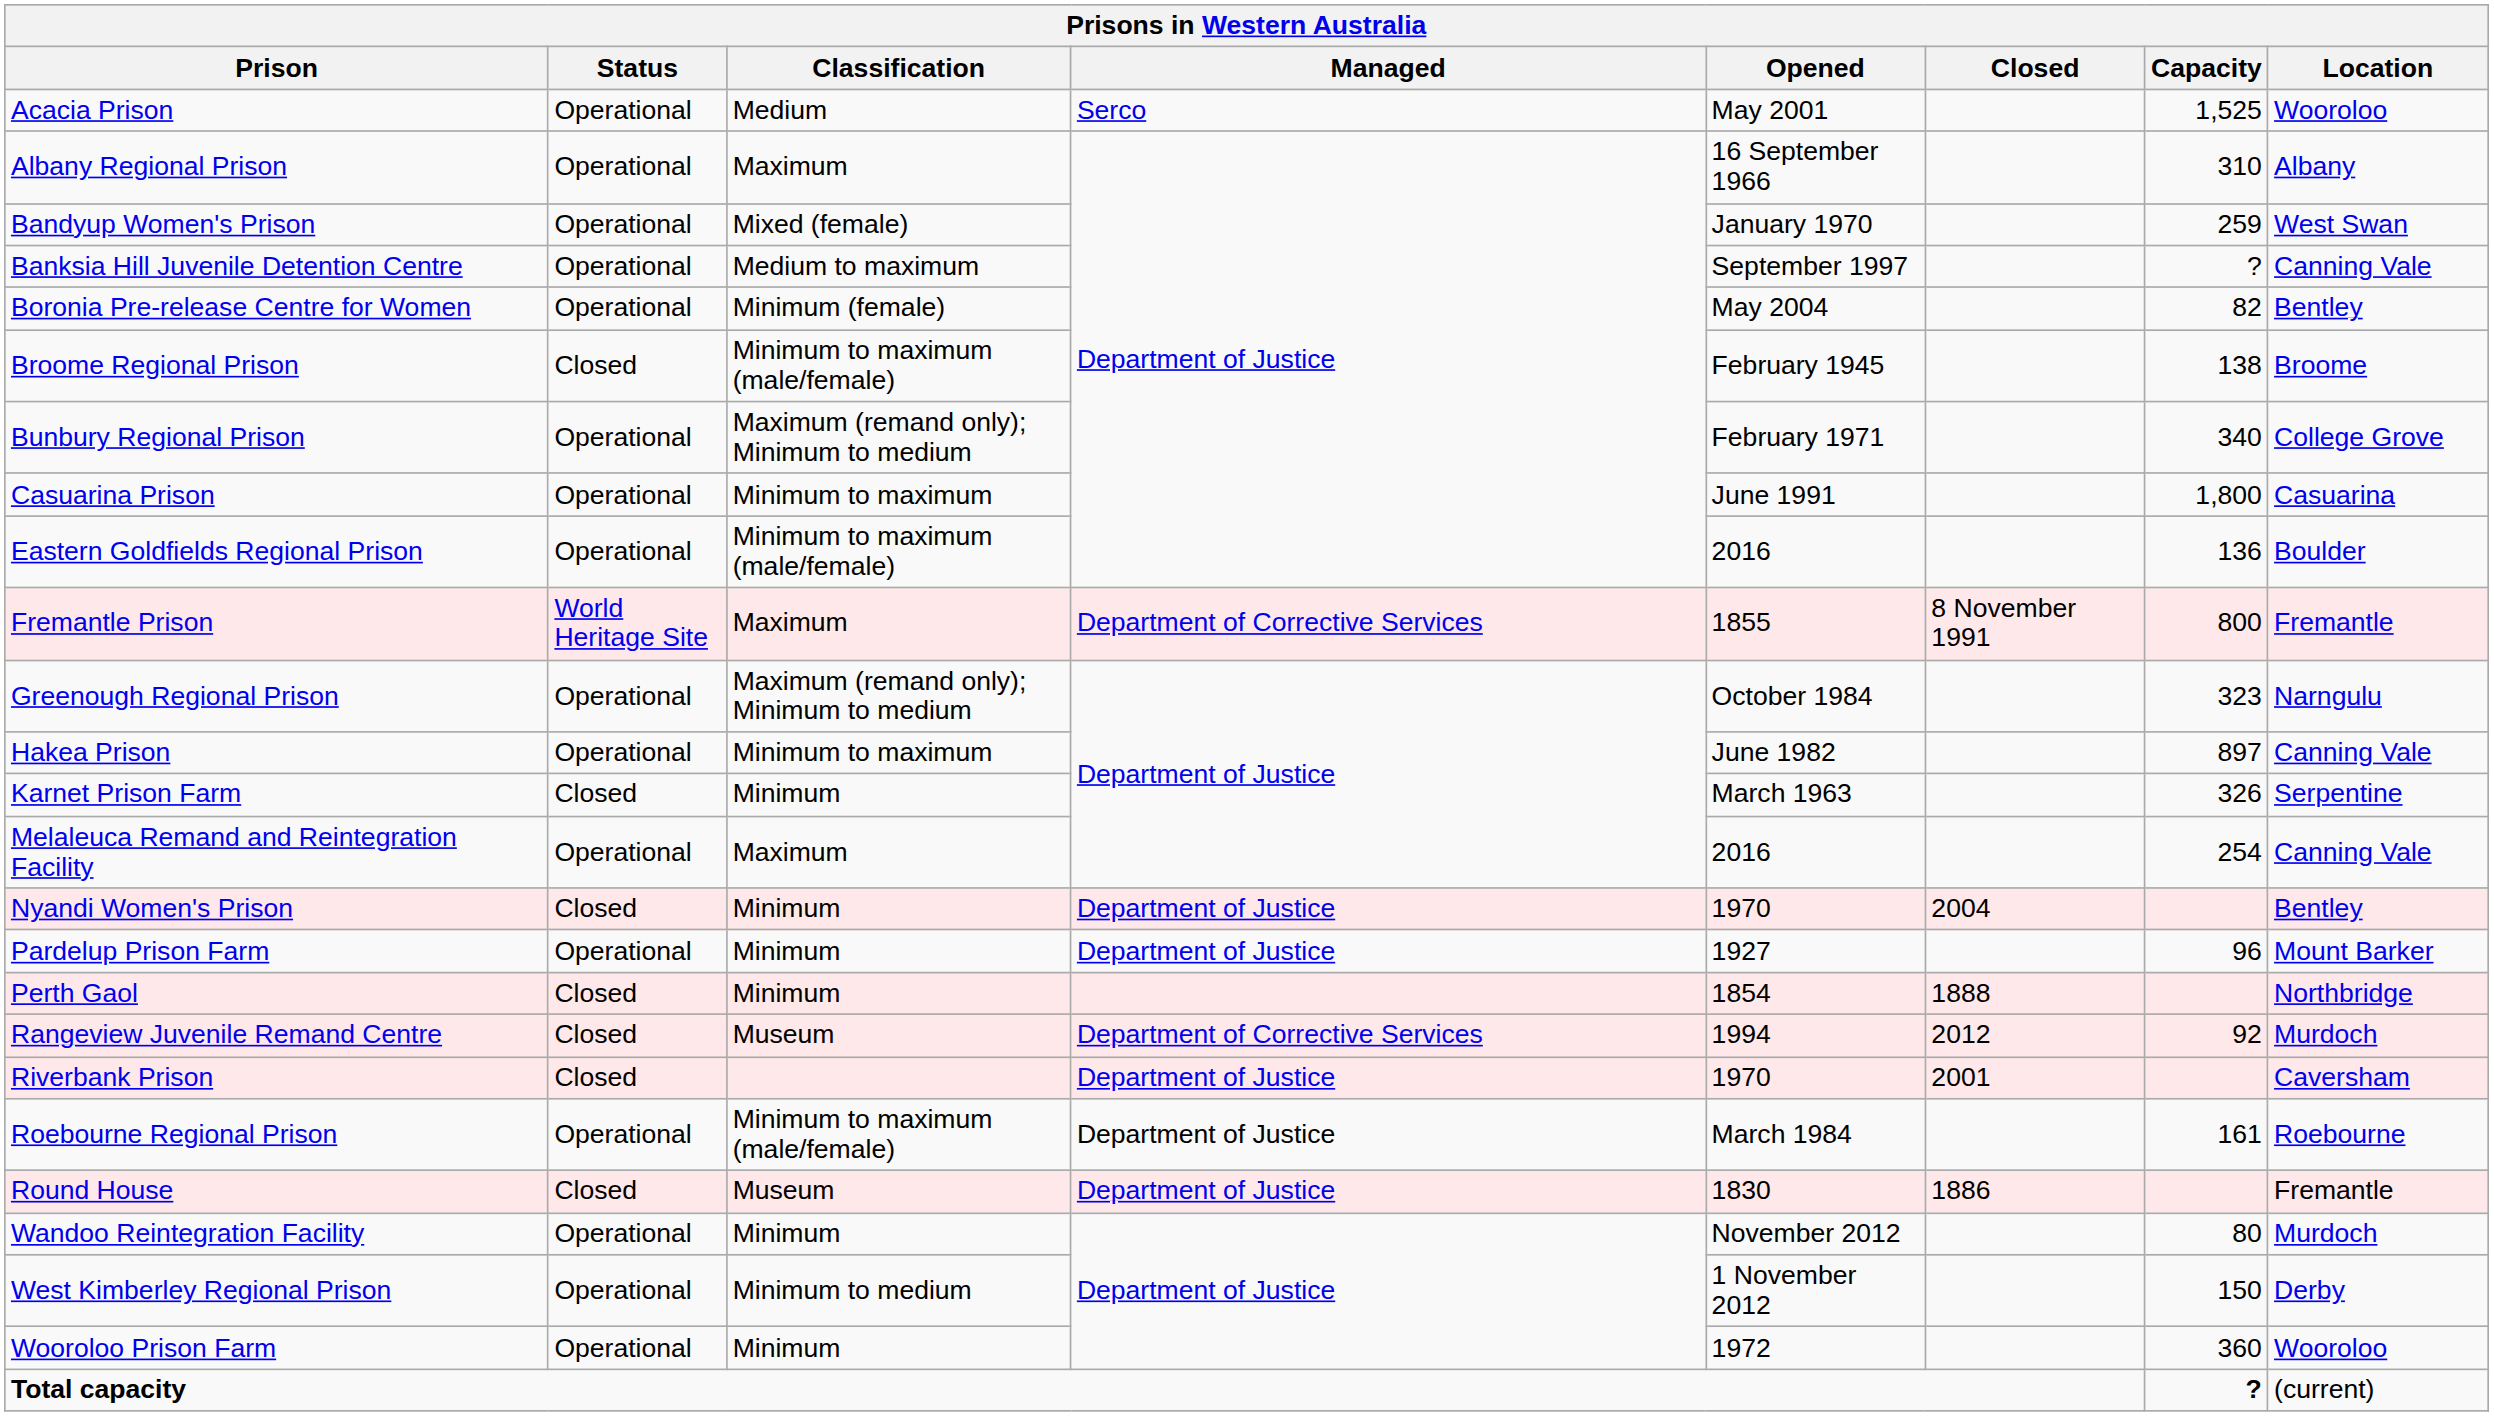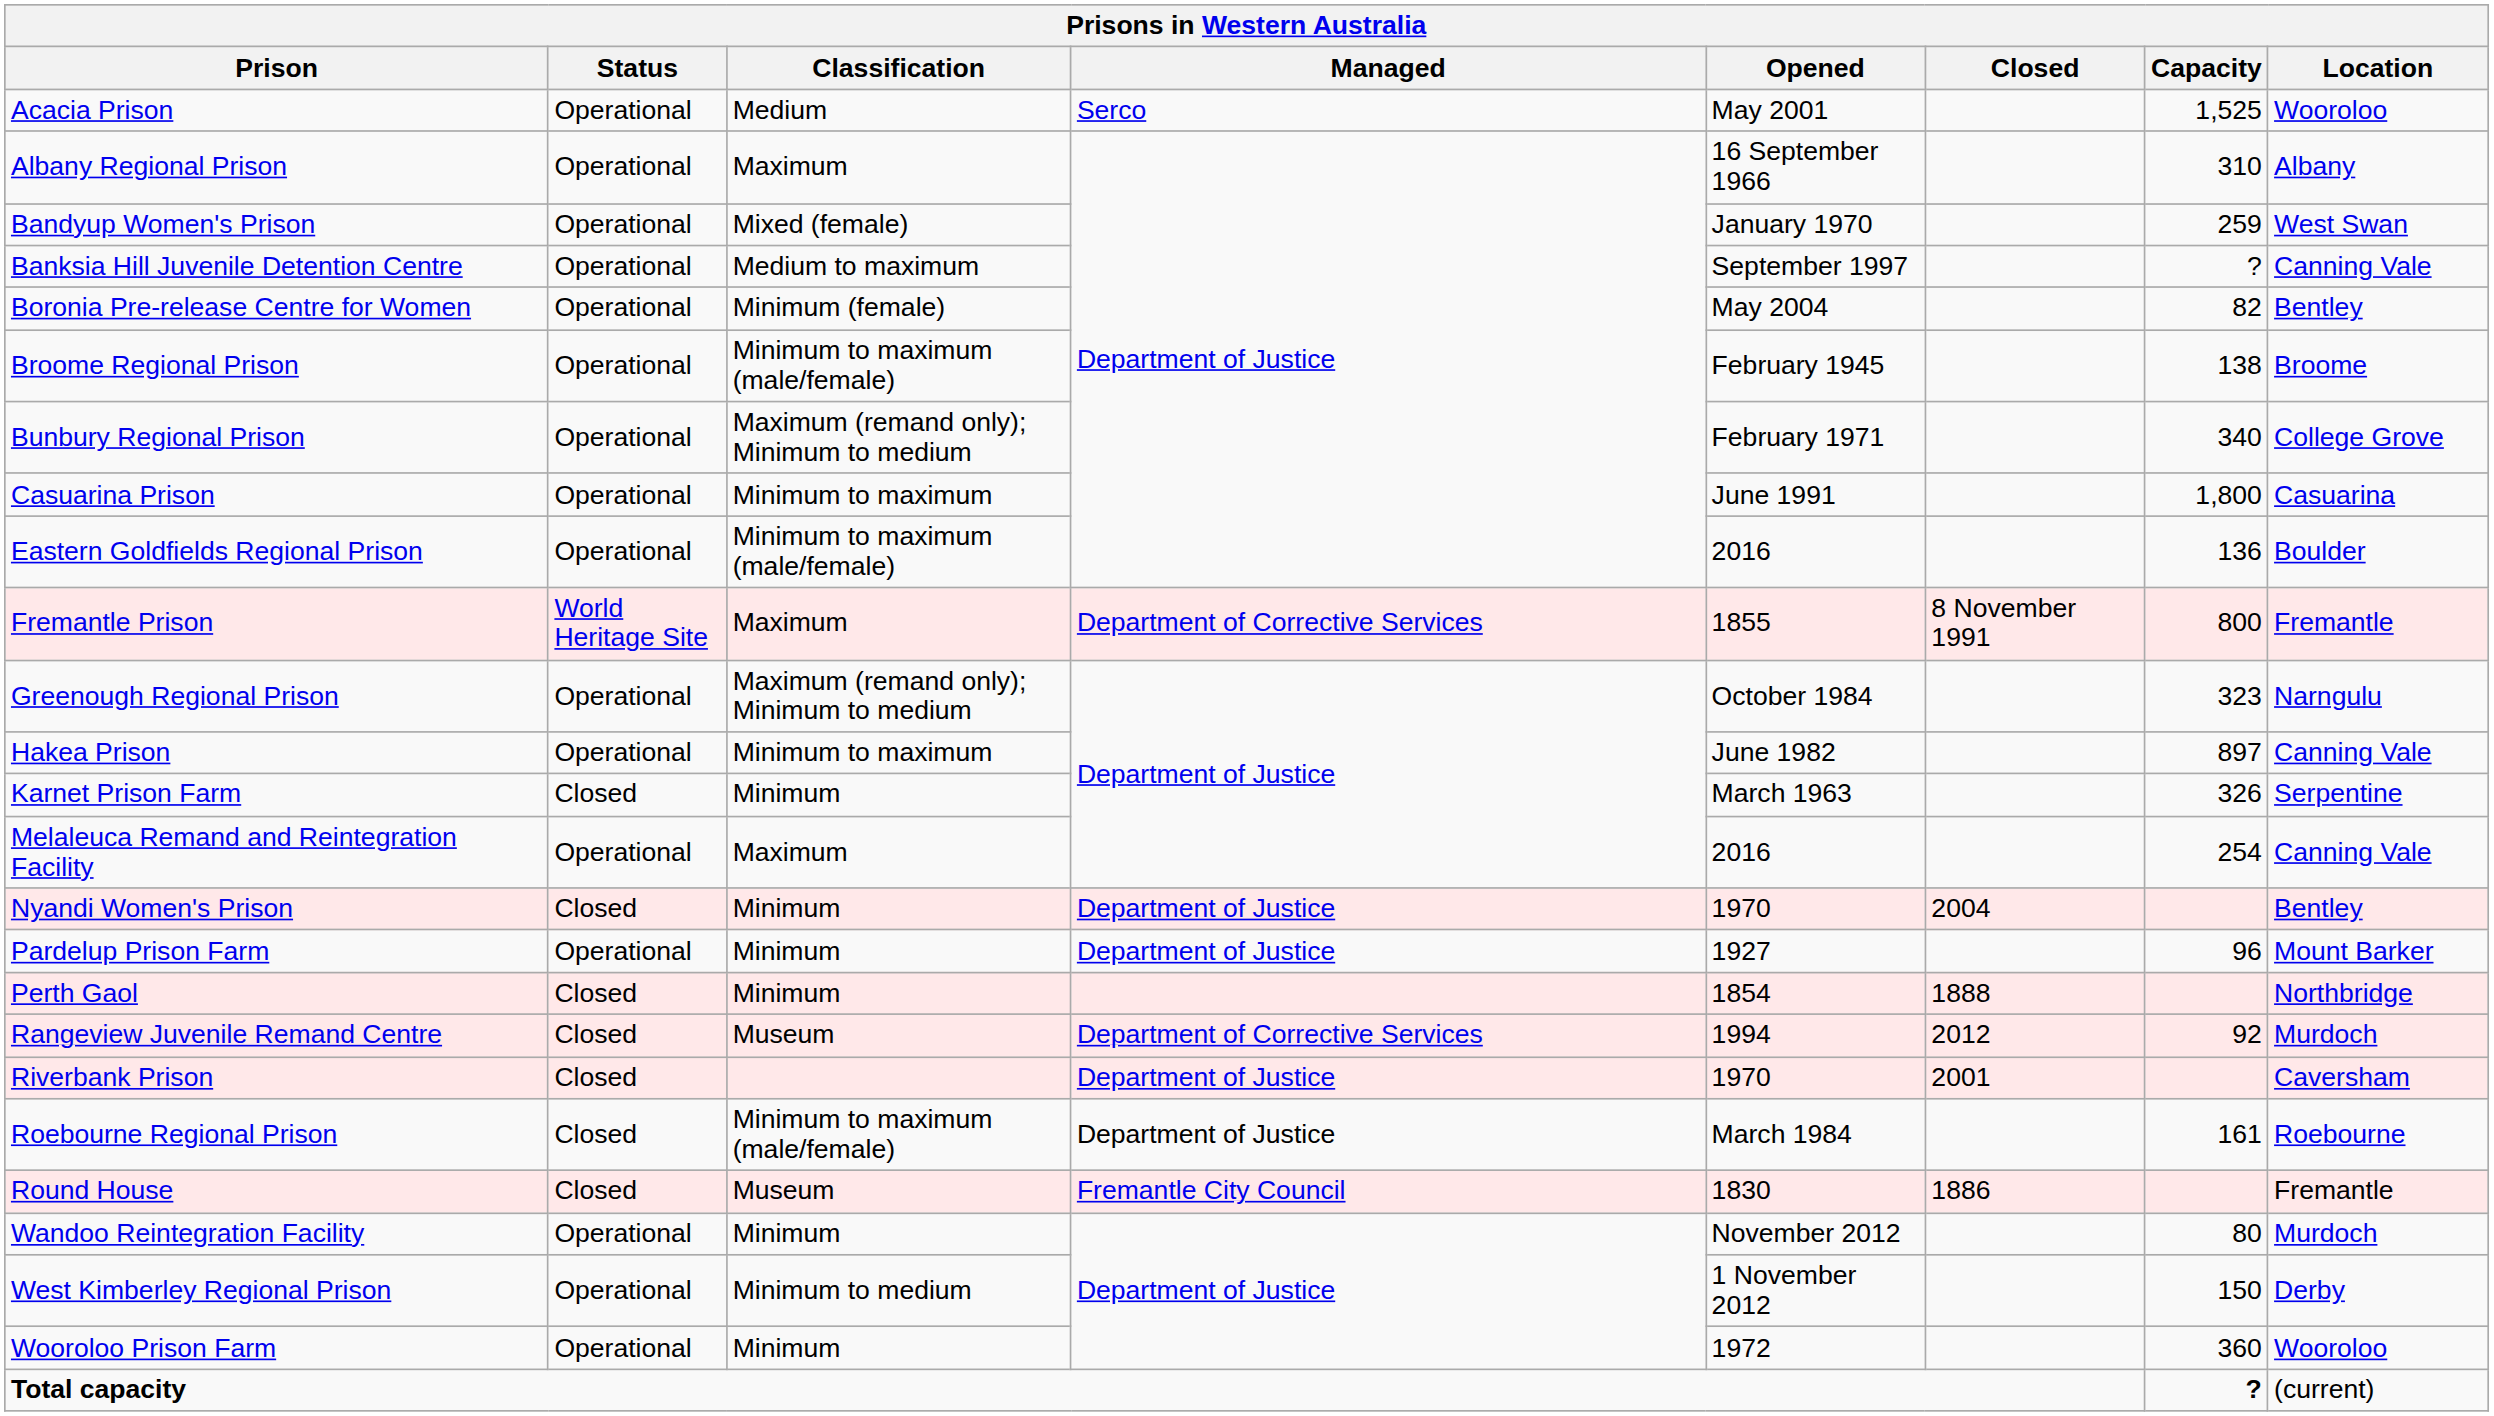(596, 365) Closed -> (623, 365) Operational
(623, 1134) Operational -> (596, 1134) Closed
(1206, 1191) Department of Justice -> (1211, 1191) Fremantle City Council
